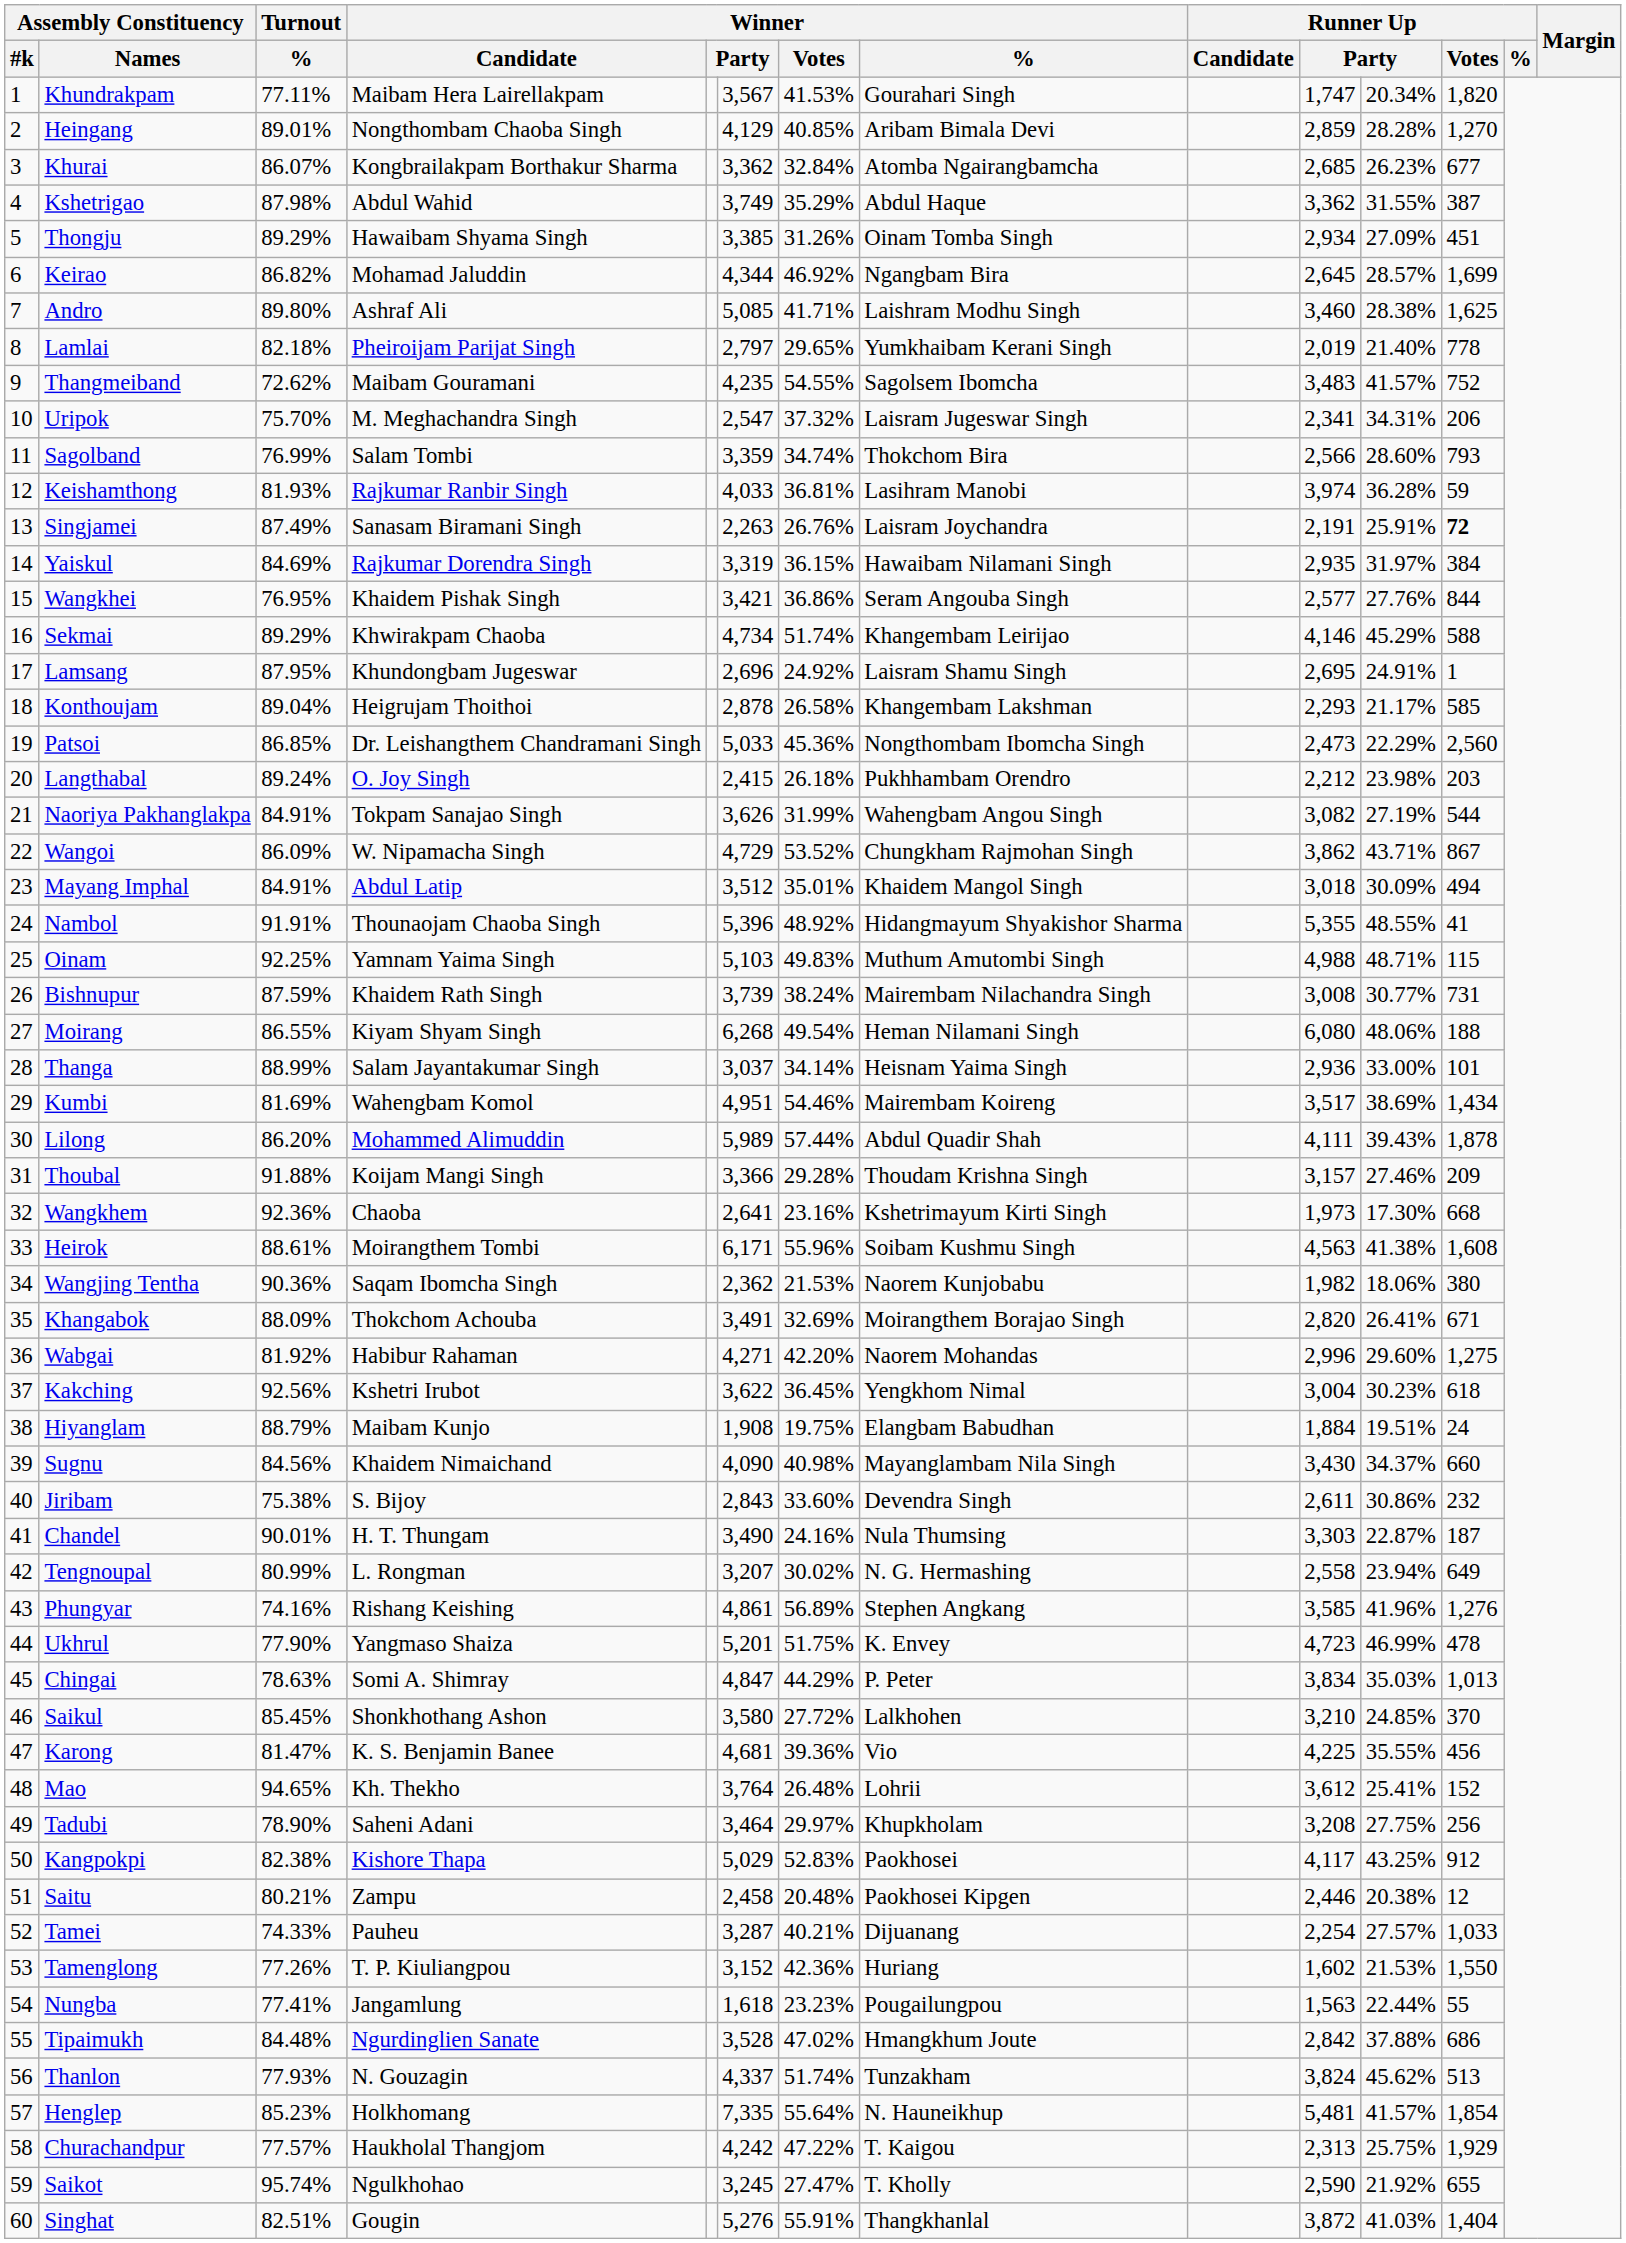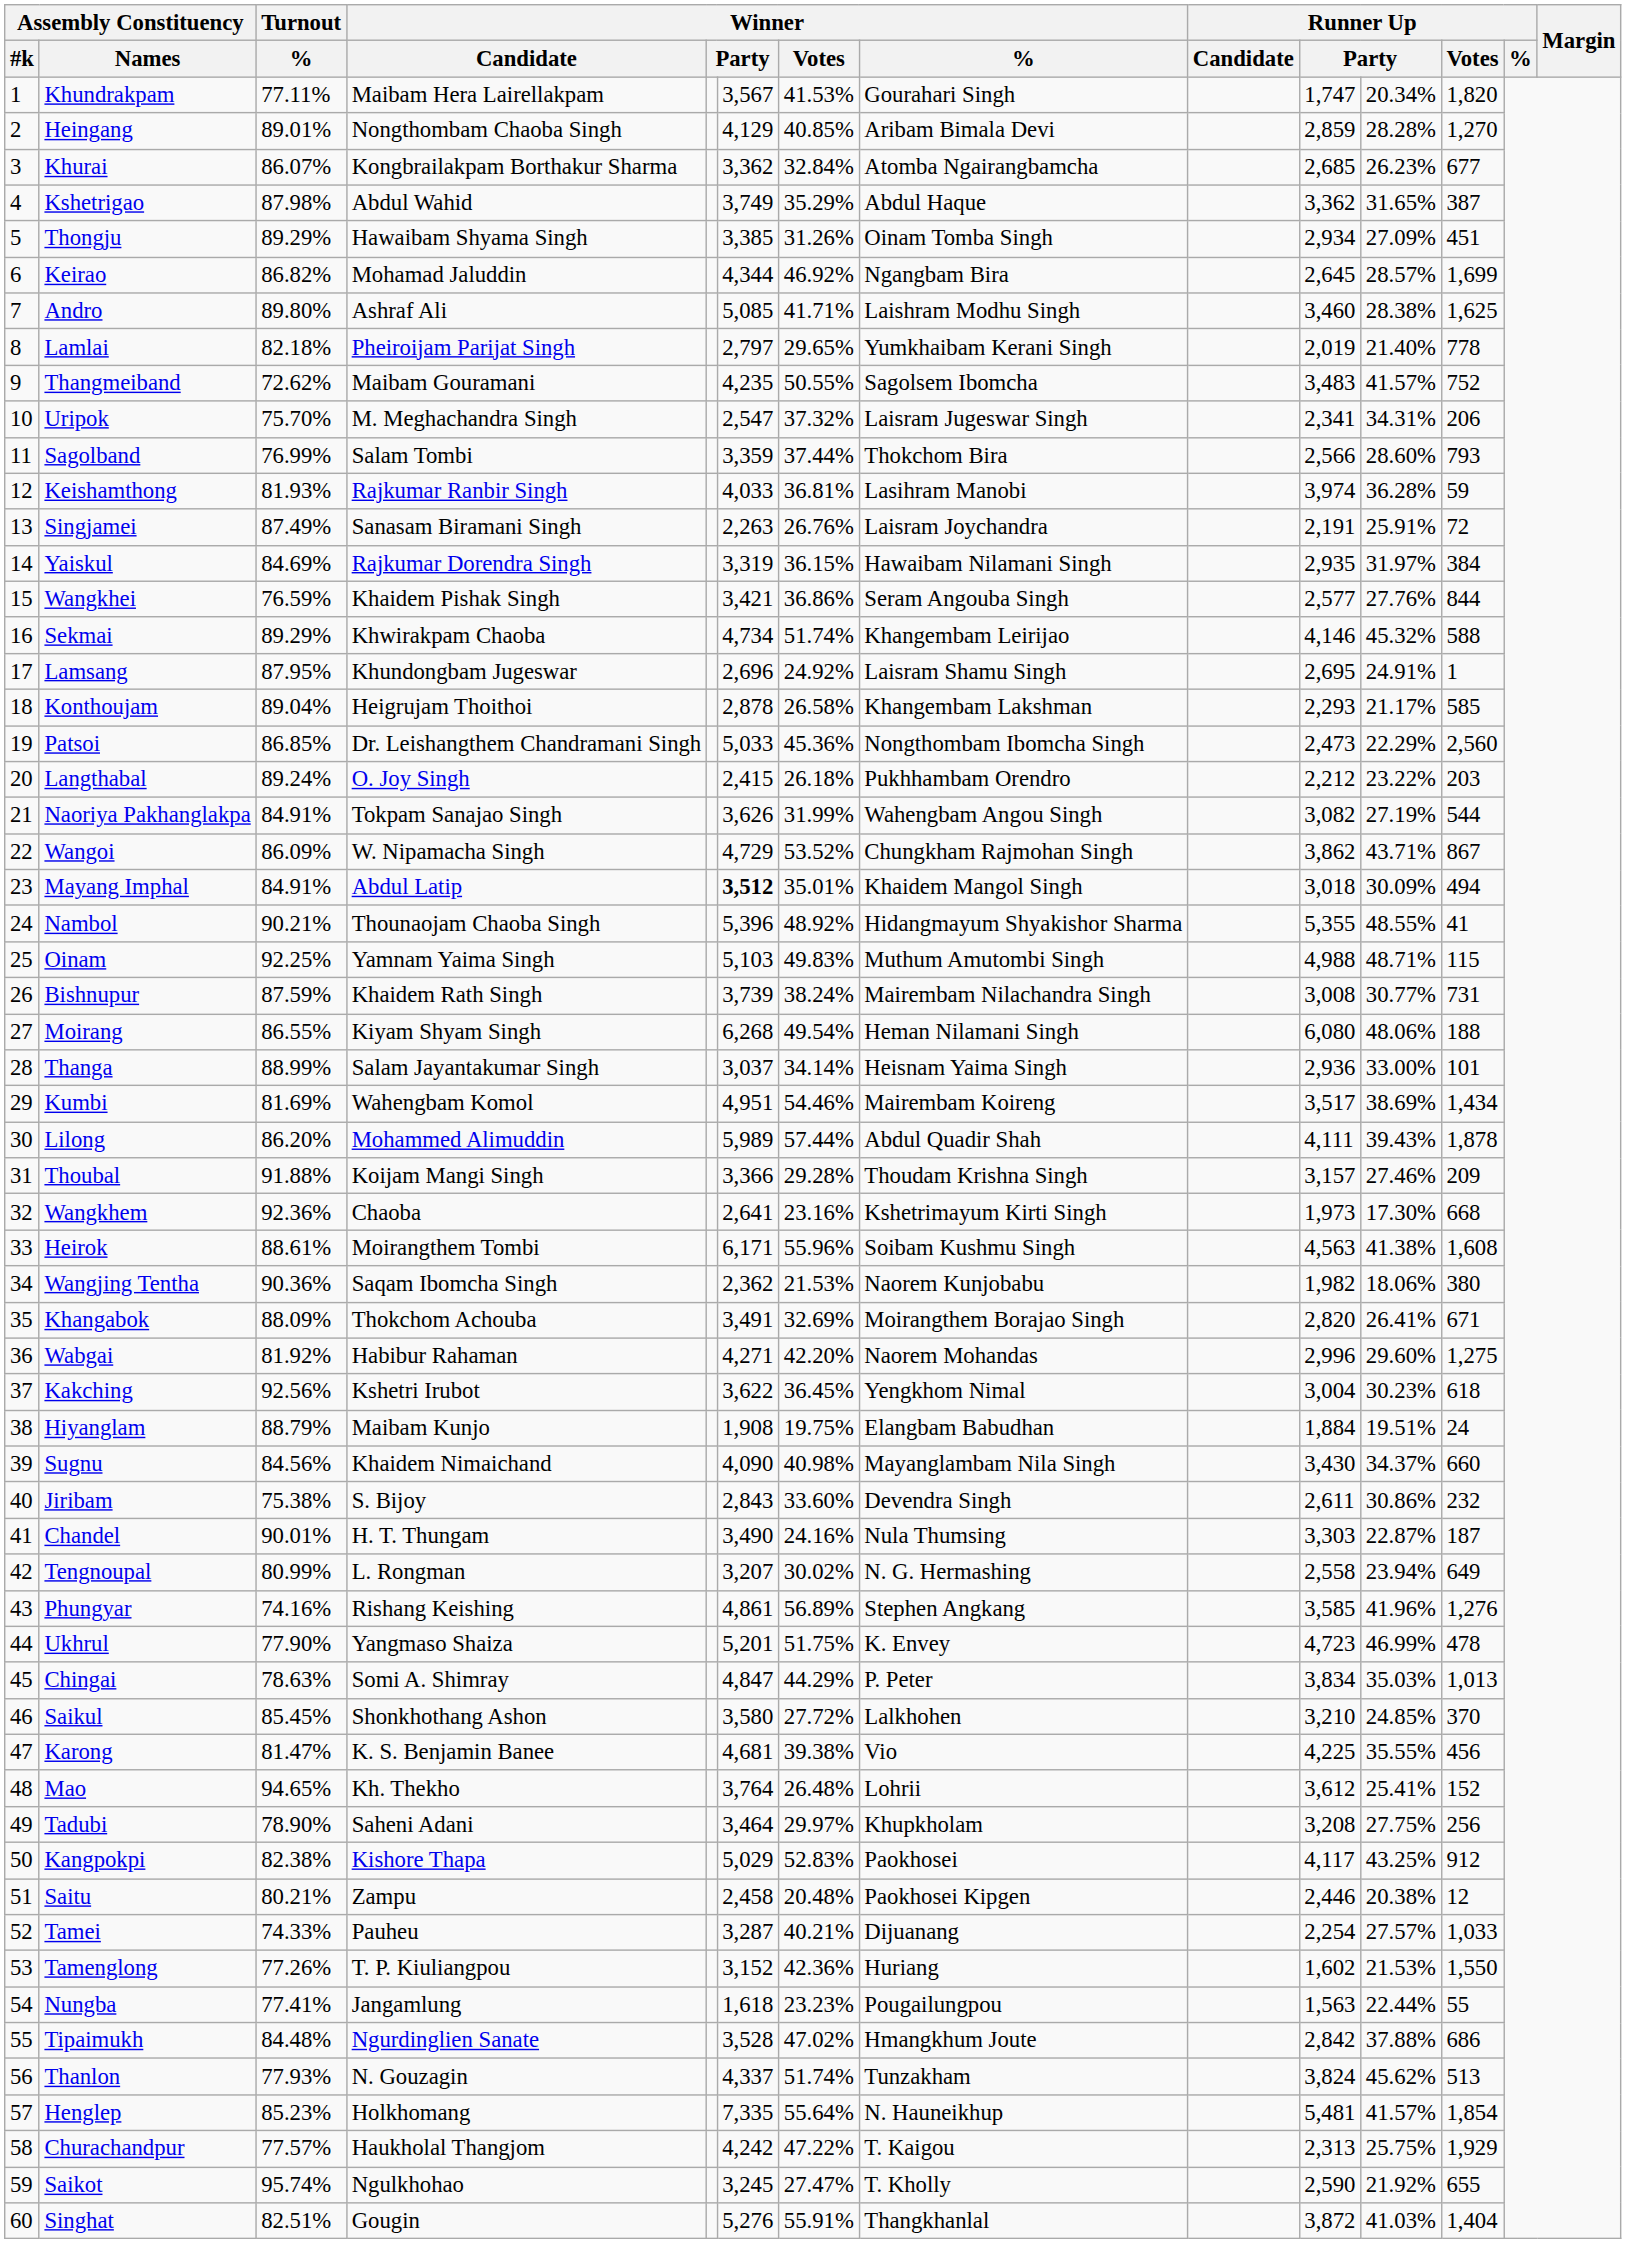(1401, 202) 31.55% -> (1401, 202) 31.65%
(819, 382) 54.55% -> (819, 382) 50.55%
(819, 454) 34.74% -> (819, 454) 37.44%
(1458, 526) bold -> (1458, 526) normal
(296, 599) 76.95% -> (296, 599) 76.59%
(1401, 635) 45.29% -> (1401, 635) 45.32%
(1401, 779) 23.98% -> (1401, 779) 23.22%
(748, 887) normal -> (748, 887) bold
(296, 923) 91.91% -> (296, 923) 90.21%
(819, 1752) 39.36% -> (819, 1752) 39.38%
